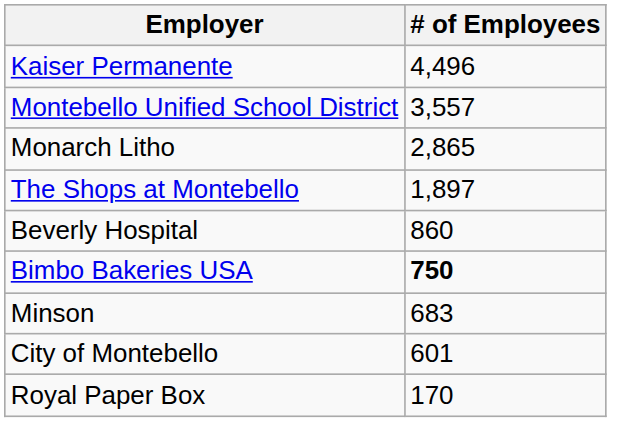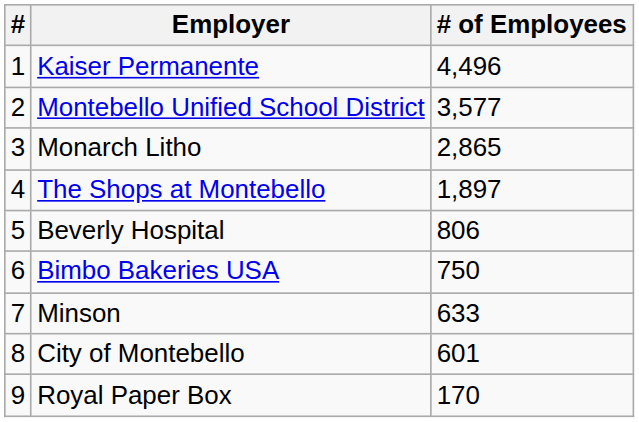+ column: (18, 25)
(443, 107) 3,557 -> (469, 107) 3,577
(432, 230) 860 -> (458, 230) 806
(432, 271) bold -> (458, 271) normal
(432, 312) 683 -> (458, 312) 633
